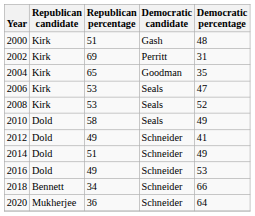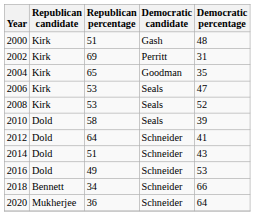(202, 121) 49 -> (202, 121) 39
(92, 137) 49 -> (92, 137) 64
(202, 154) 49 -> (202, 154) 43
